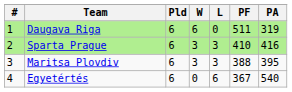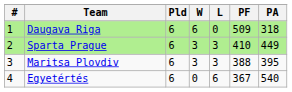(242, 29) 511 -> (242, 29) 509
(270, 29) 319 -> (270, 29) 318
(270, 46) 416 -> (270, 46) 449
